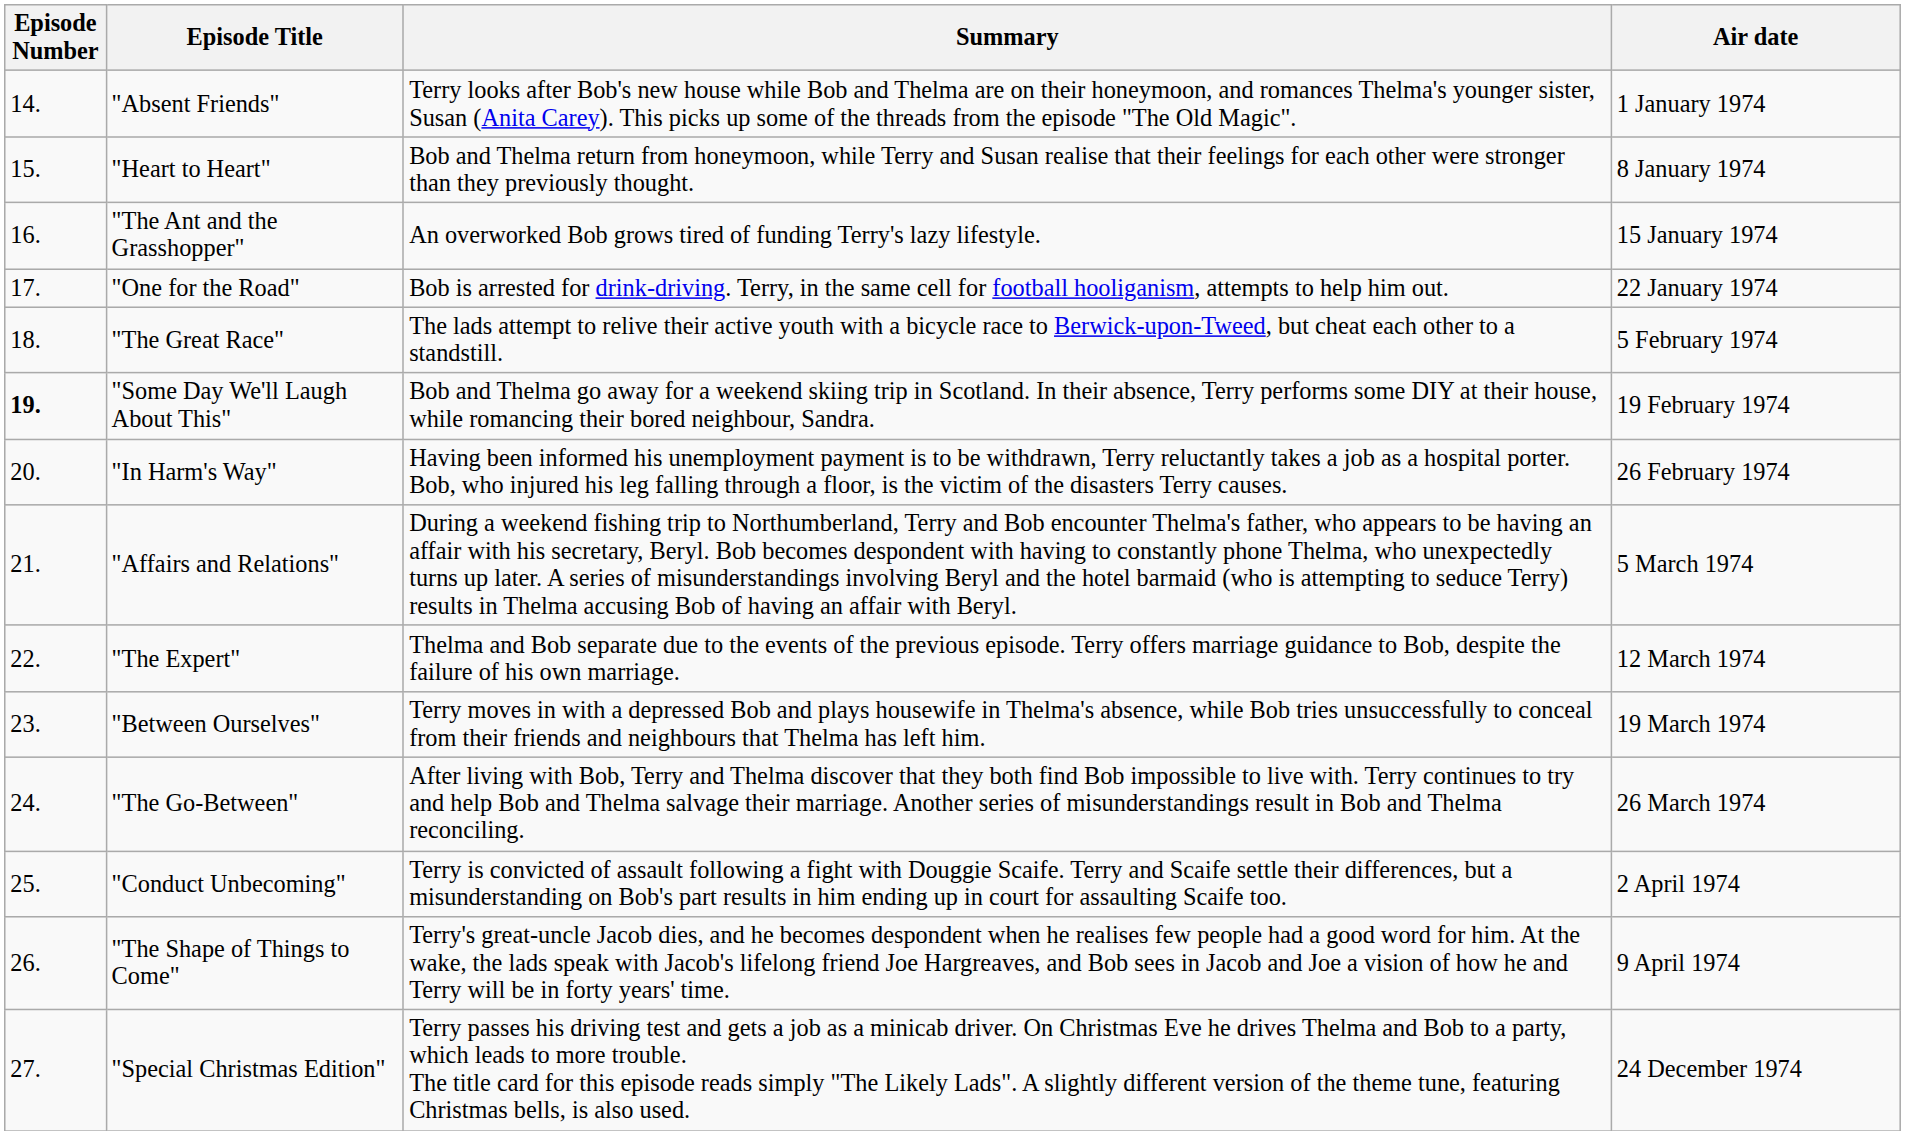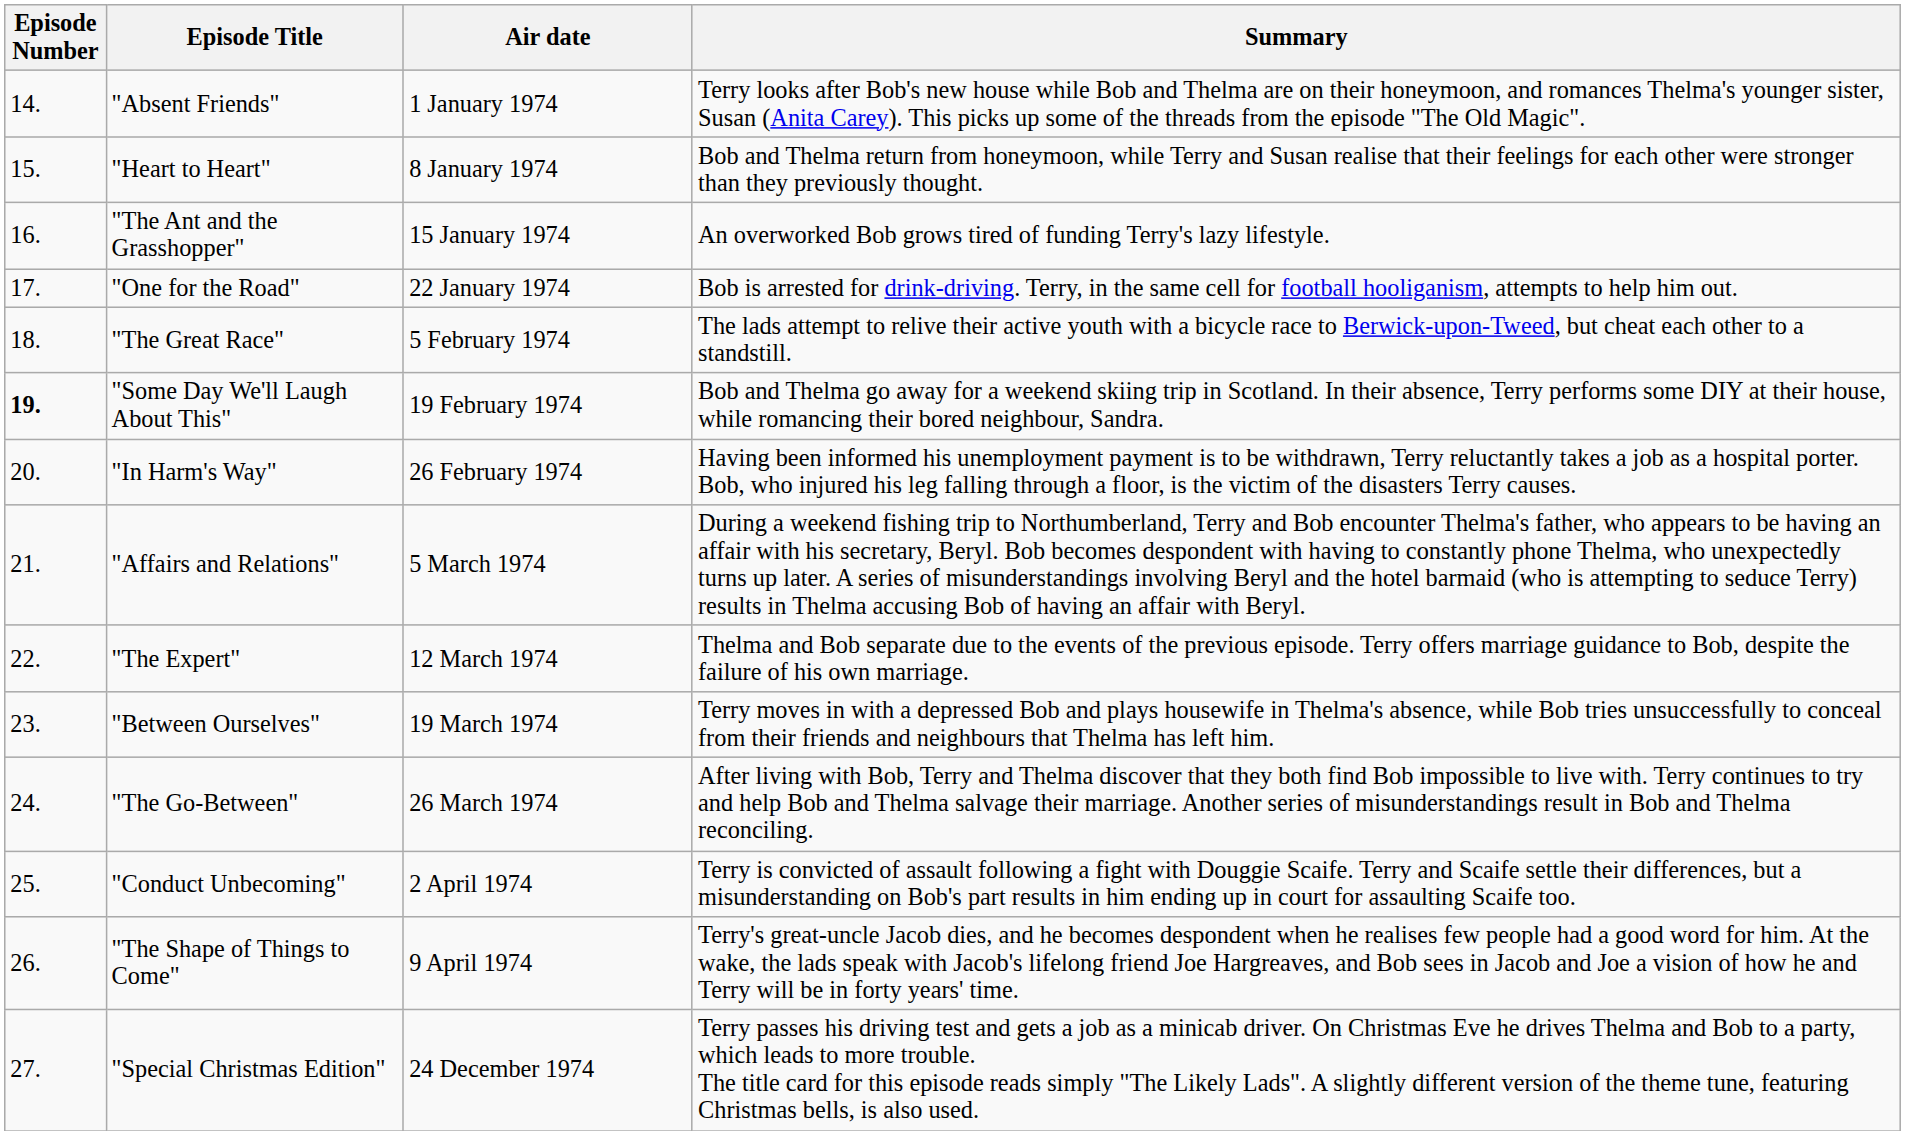columns swapped: (1007, 37) <-> (1756, 37)
